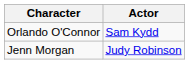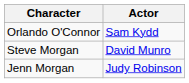+ row: (43, 50)
